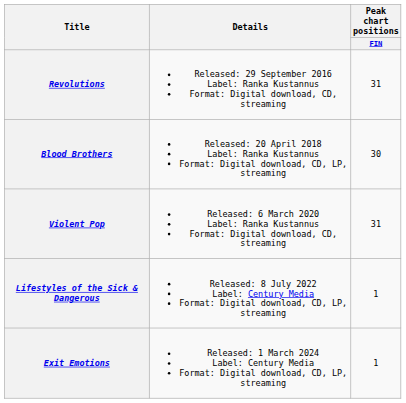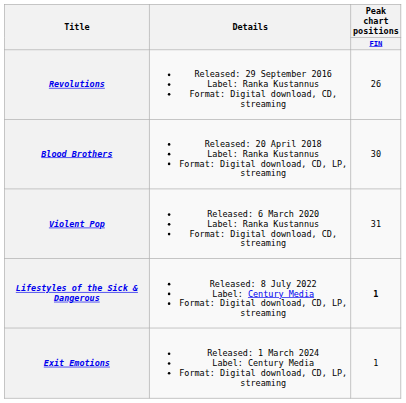(376, 84) 31 -> (376, 84) 26
(376, 293) normal -> (376, 293) bold
